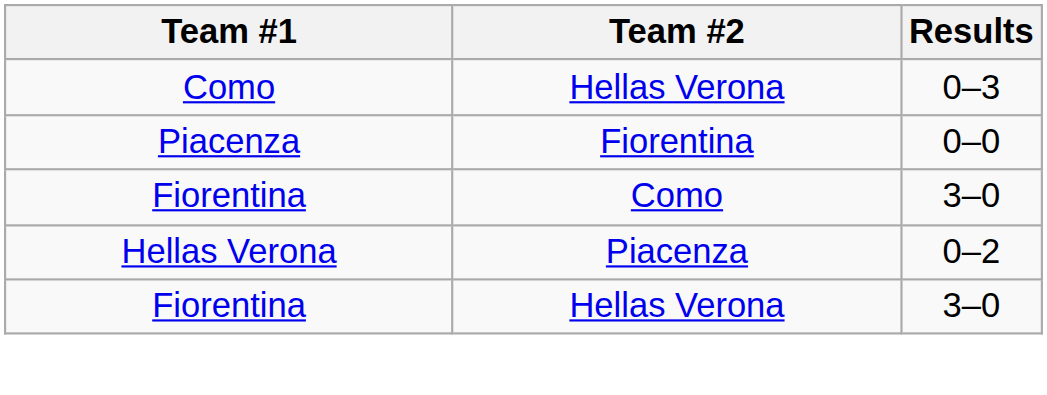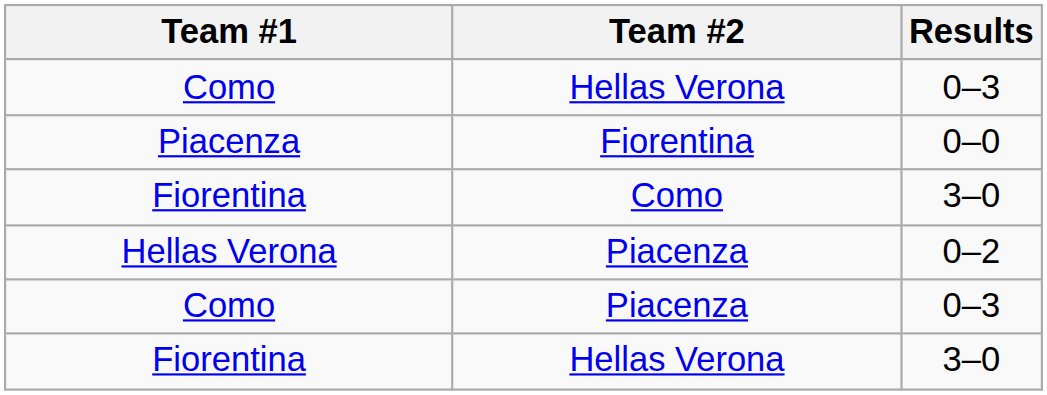+ row: (229, 305)
